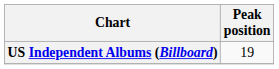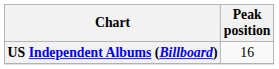(247, 52) 19 -> (247, 52) 16
